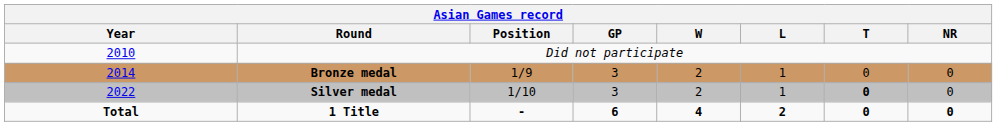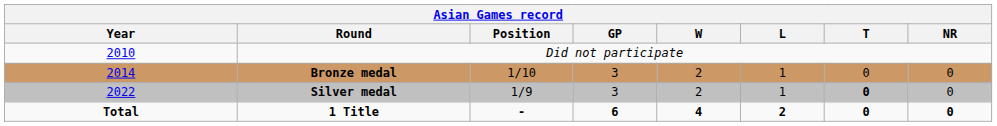(522, 73) 1/9 -> (522, 73) 1/10
(522, 92) 1/10 -> (522, 92) 1/9
